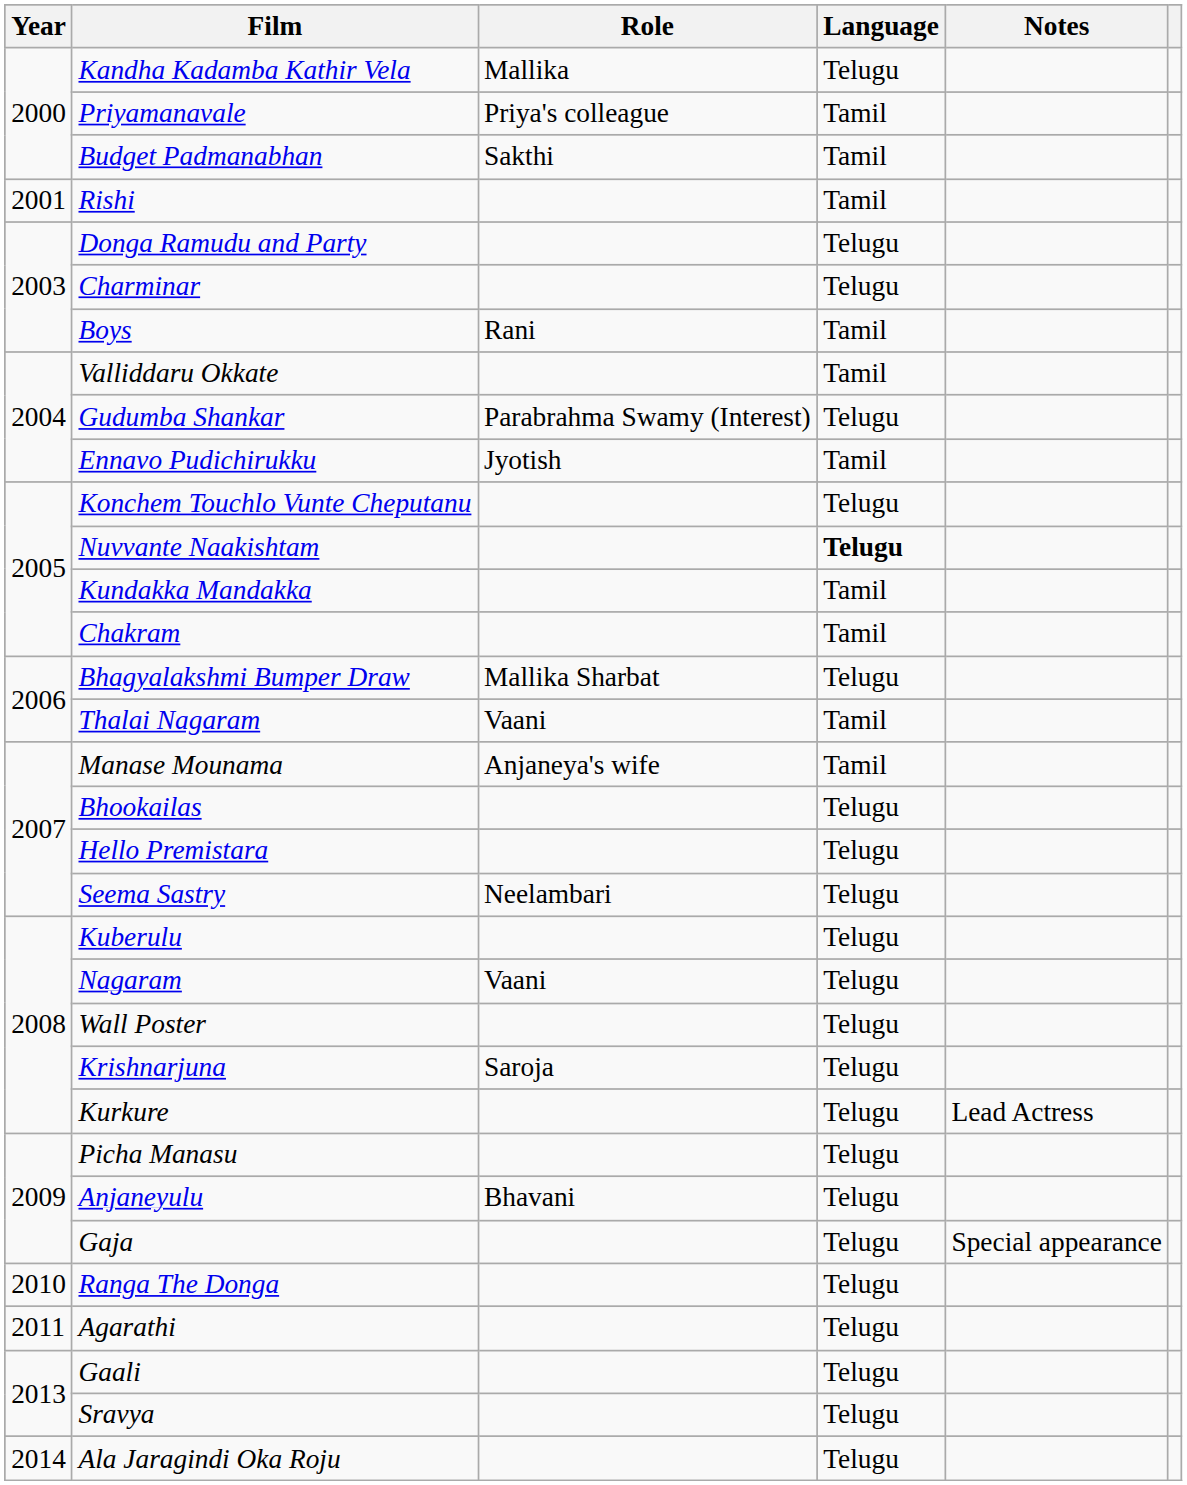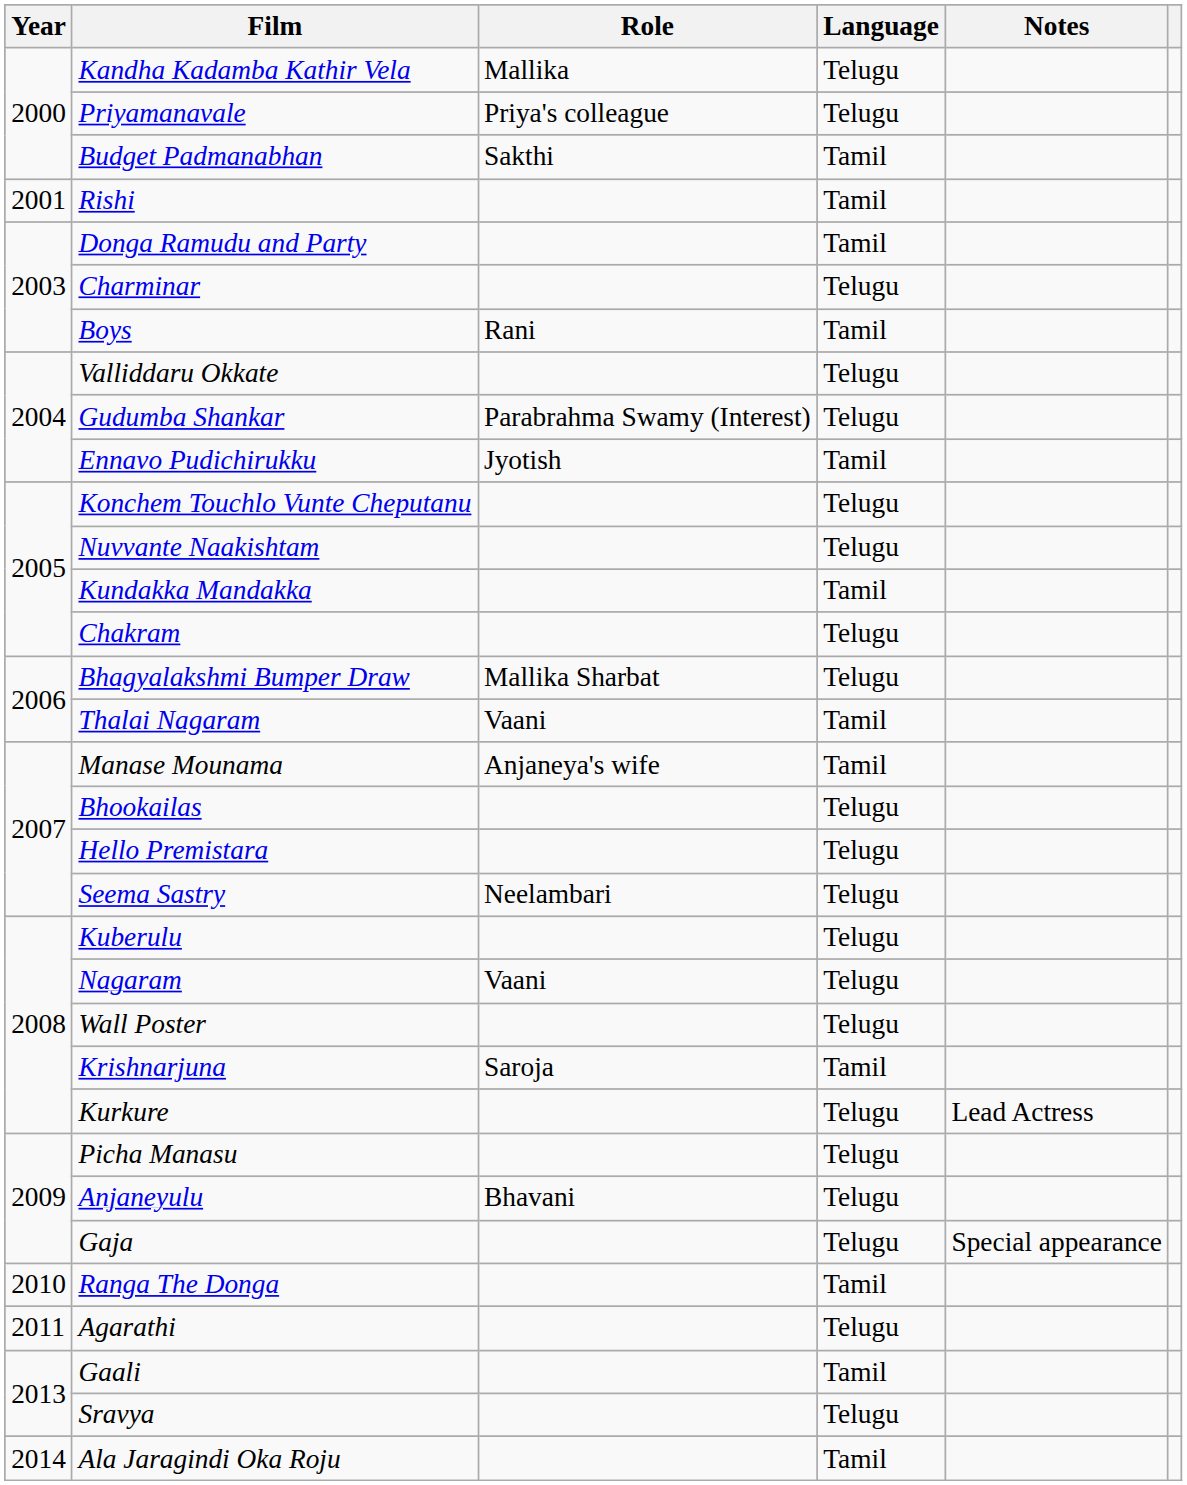(855, 112) Tamil -> (861, 112) Telugu
(861, 243) Telugu -> (855, 243) Tamil
(855, 373) Tamil -> (861, 373) Telugu
(863, 546) bold -> (861, 546) normal
(855, 633) Tamil -> (861, 633) Telugu
(861, 1067) Telugu -> (855, 1067) Tamil
(861, 1284) Telugu -> (855, 1284) Tamil
(861, 1371) Telugu -> (855, 1371) Tamil
(861, 1458) Telugu -> (855, 1458) Tamil
